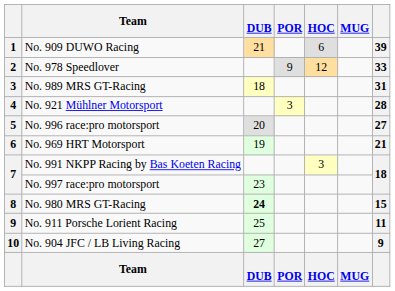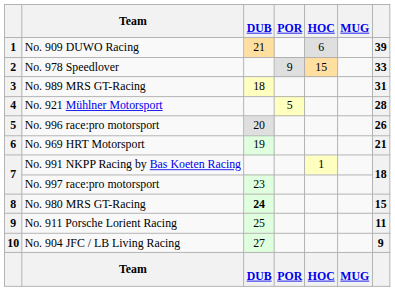(321, 66) 12 -> (321, 66) 15
(290, 105) 3 -> (290, 105) 5
(381, 125) 27 -> (381, 125) 26
(321, 164) 3 -> (321, 164) 1
